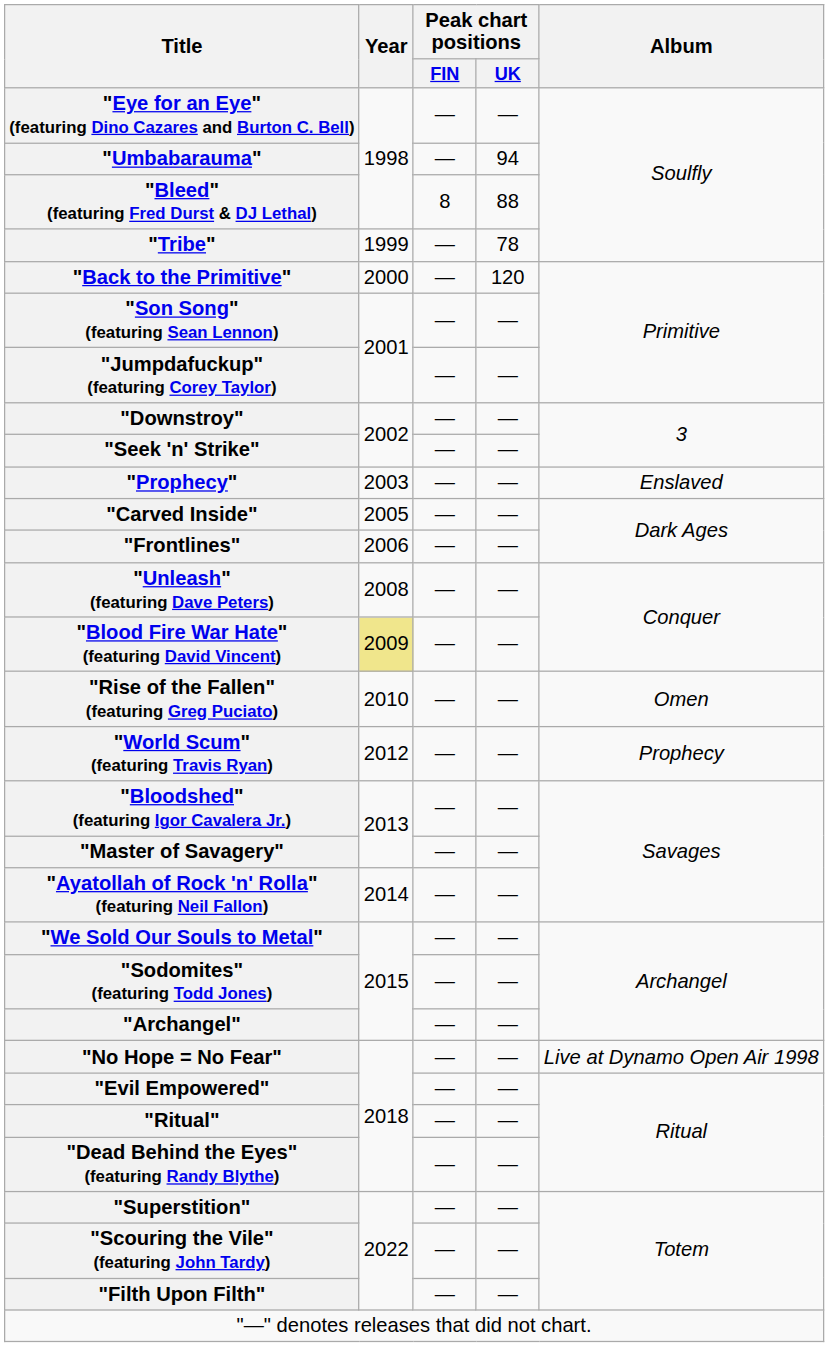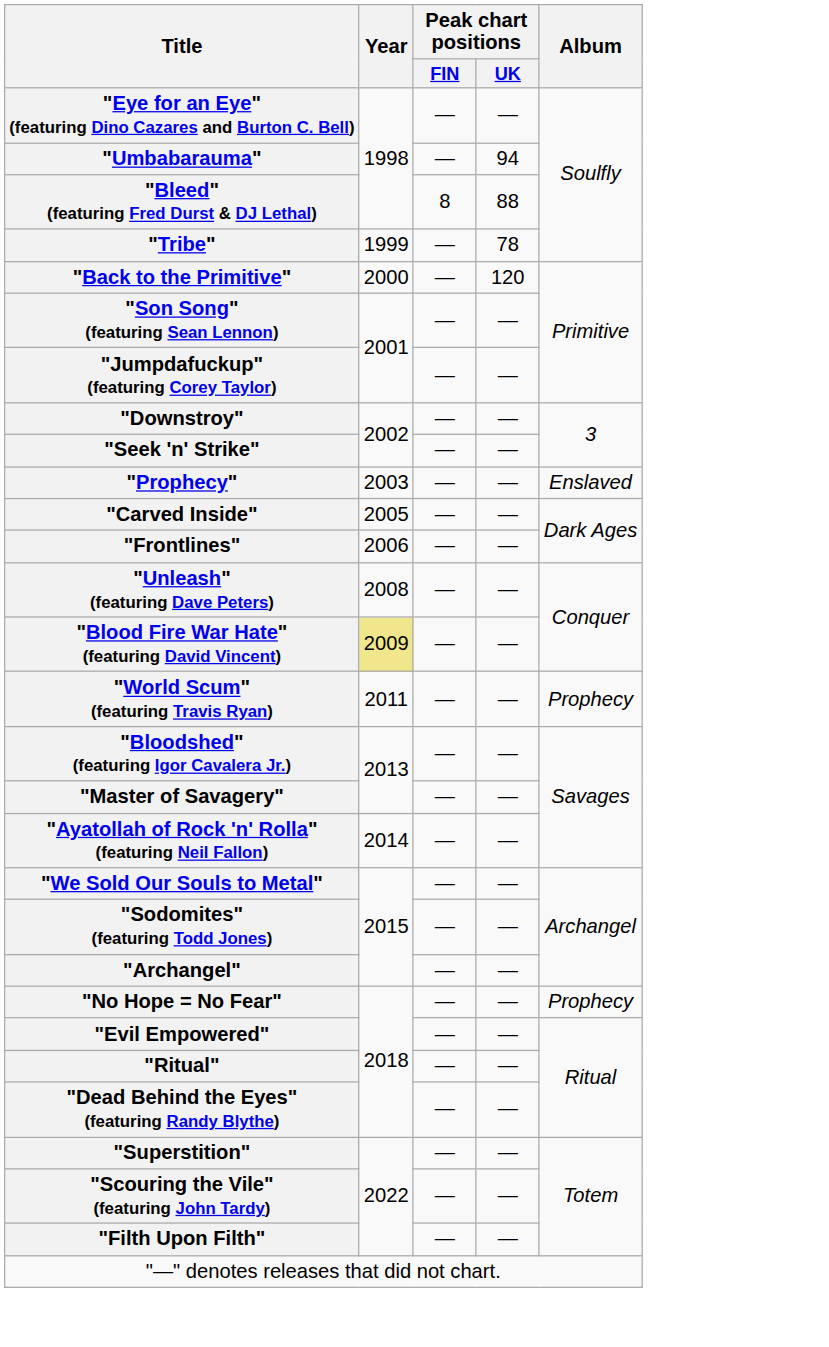- row: (182, 698)
(386, 753) 2012 -> (386, 698) 2011
(681, 1056) Live at Dynamo Open Air 1998 -> (591, 1002) Prophecy
